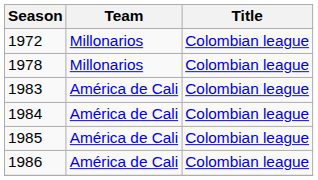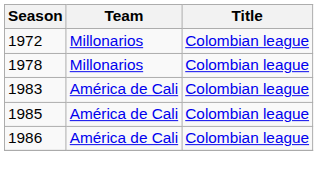- row: (25, 114)
